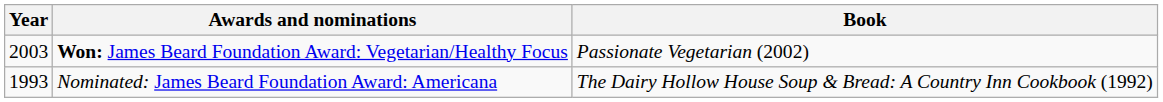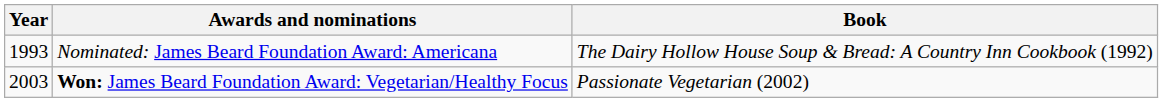rows swapped: (312, 50) <-> (277, 81)
